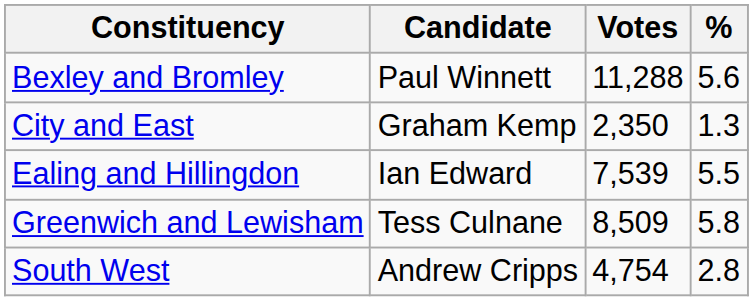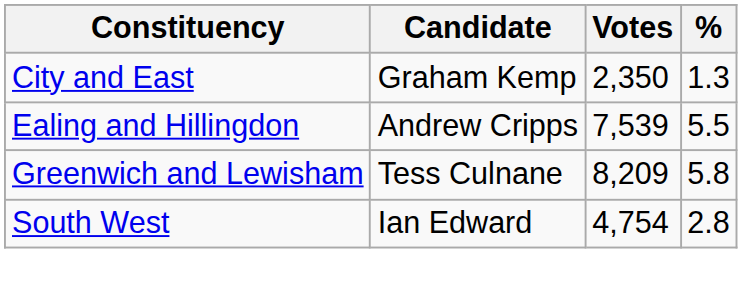- row: (148, 77)
(455, 174) Ian Edward -> (478, 125) Andrew Cripps
(630, 222) 8,509 -> (630, 174) 8,209
(478, 271) Andrew Cripps -> (455, 222) Ian Edward
